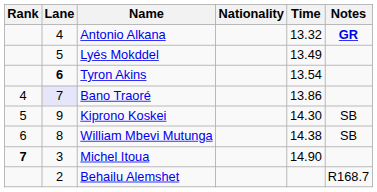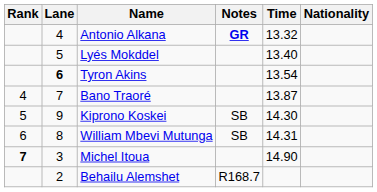columns swapped: (251, 14) <-> (348, 14)
(306, 55) 13.49 -> (282, 55) 13.40
(59, 95) lavender background -> (59, 95) no background
(306, 95) 13.86 -> (282, 95) 13.87
(306, 136) 14.38 -> (282, 136) 14.31
